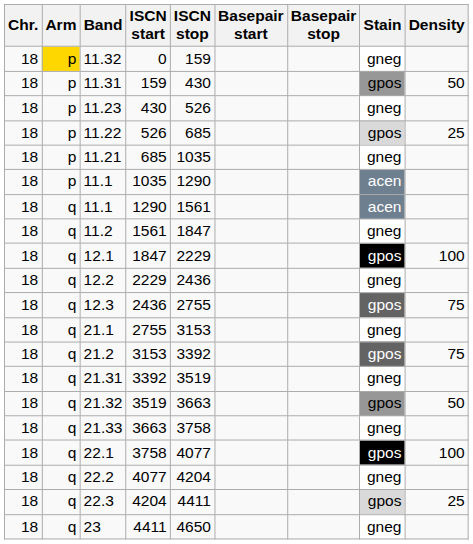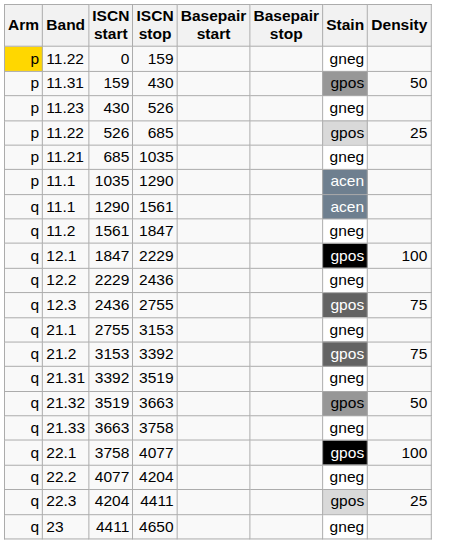- column: (23, 25)
(102, 58) 11.32 -> (65, 58) 11.22
